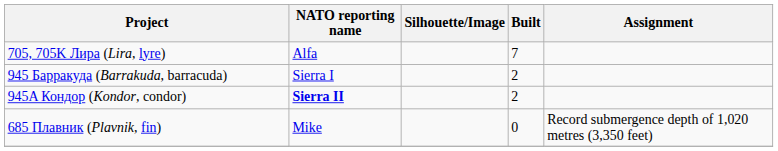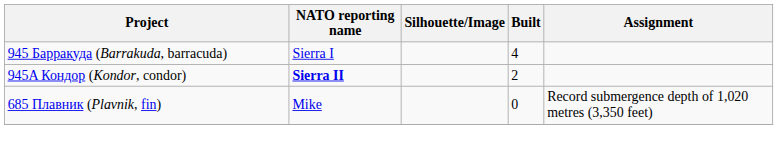- row: (86, 53)
(515, 75) 2 -> (515, 53) 4
